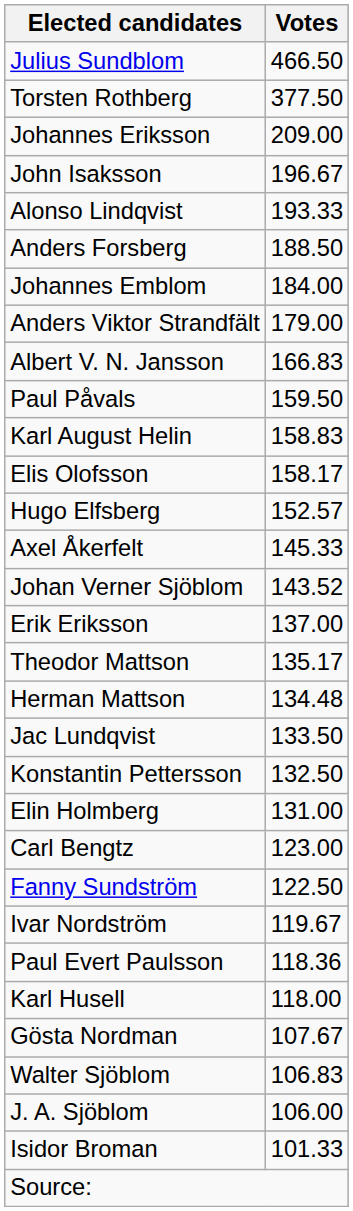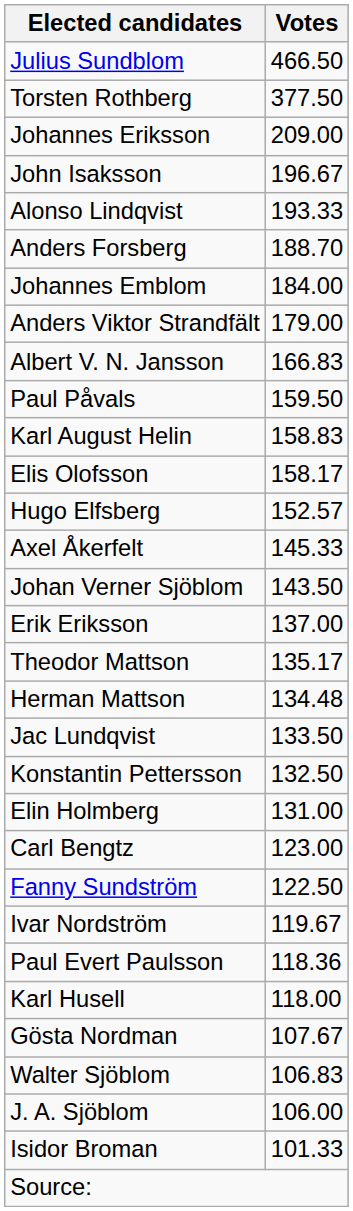(307, 248) 188.50 -> (307, 248) 188.70
(307, 586) 143.52 -> (307, 586) 143.50
